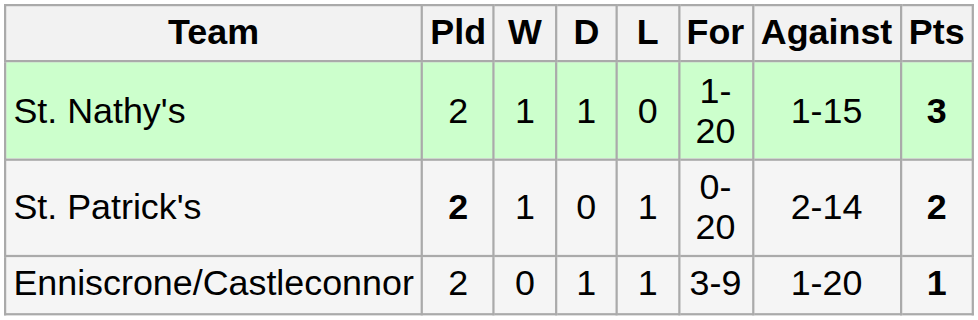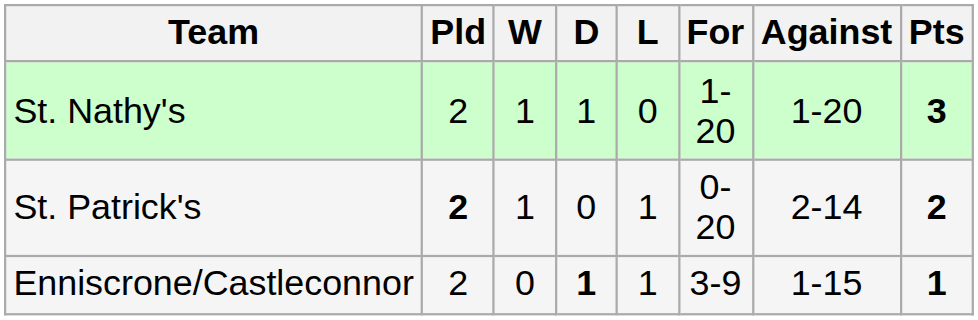(827, 109) 1-15 -> (827, 109) 1-20
(586, 284) normal -> (586, 284) bold
(827, 284) 1-20 -> (827, 284) 1-15
